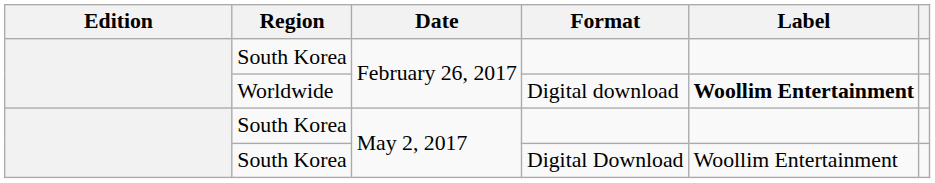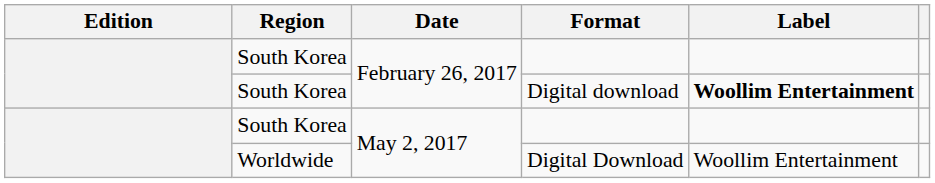(285, 90) Worldwide -> (292, 90) South Korea
(292, 159) South Korea -> (285, 159) Worldwide
